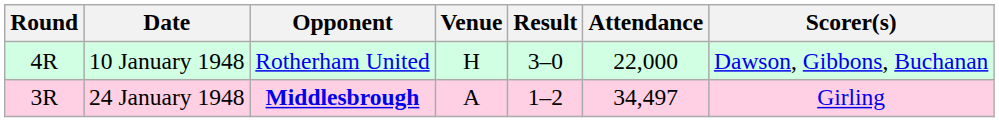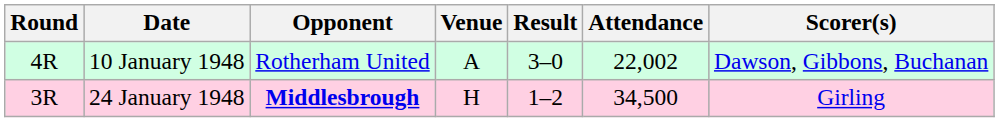(471, 60) H -> (471, 60) A
(646, 60) 22,000 -> (646, 60) 22,002
(471, 97) A -> (471, 97) H
(646, 97) 34,497 -> (646, 97) 34,500
